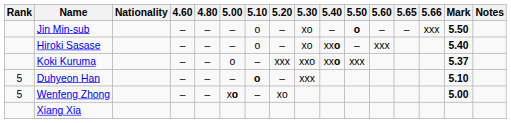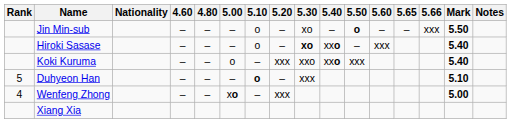(307, 45) normal -> (307, 45) bold
(459, 62) 5.37 -> (459, 62) 5.40
(19, 95) 5 -> (19, 95) 4
(282, 95) xo -> (282, 95) xxx
